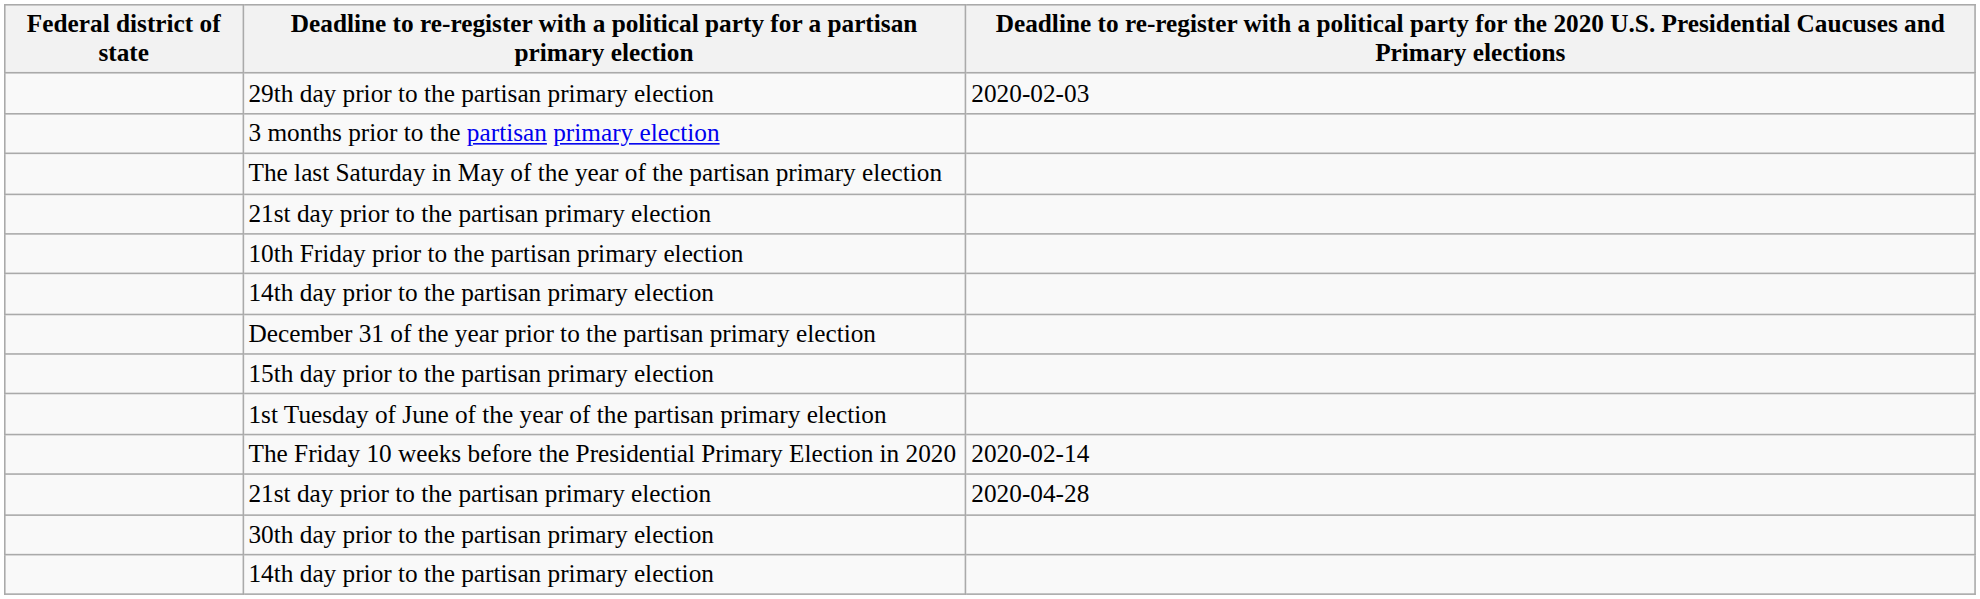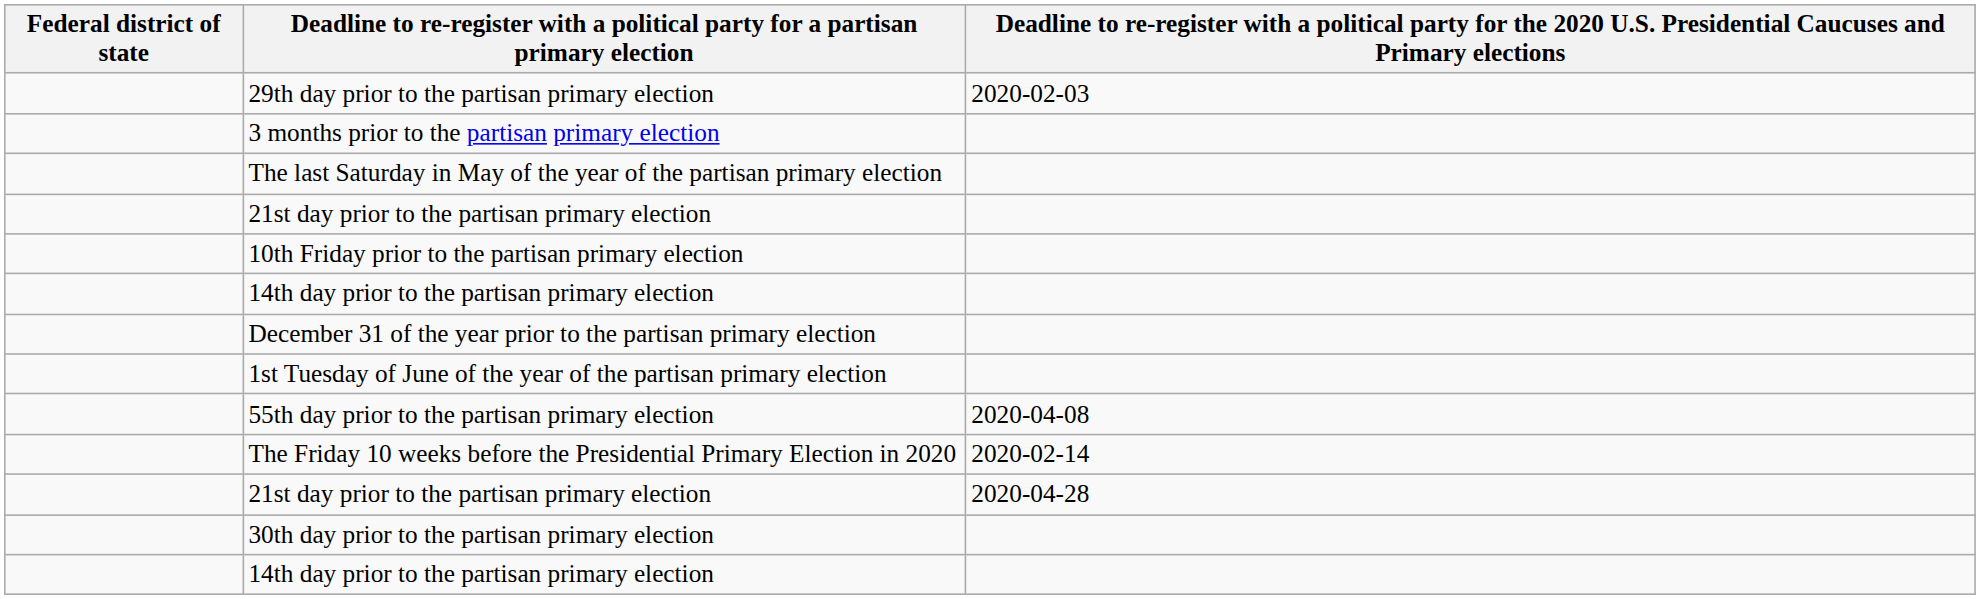- row: (481, 373)
+ row: (481, 413)
